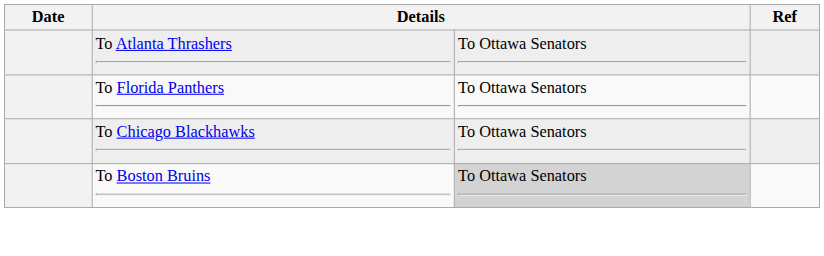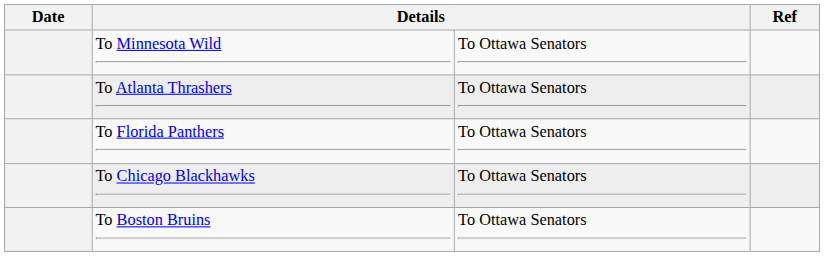+ row: (273, 48)
(602, 181) lightgrey background -> (602, 225) no background
